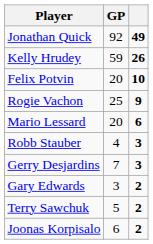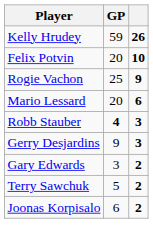- row: (50, 36)
(116, 143) normal -> (116, 122) bold
(116, 164) 7 -> (116, 143) 9
